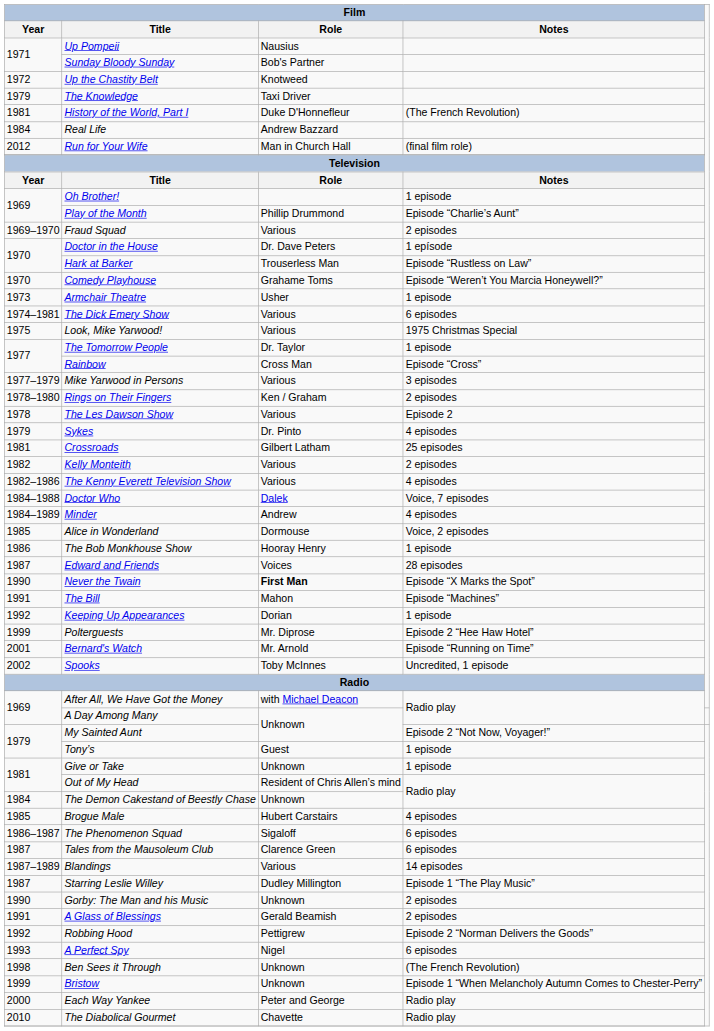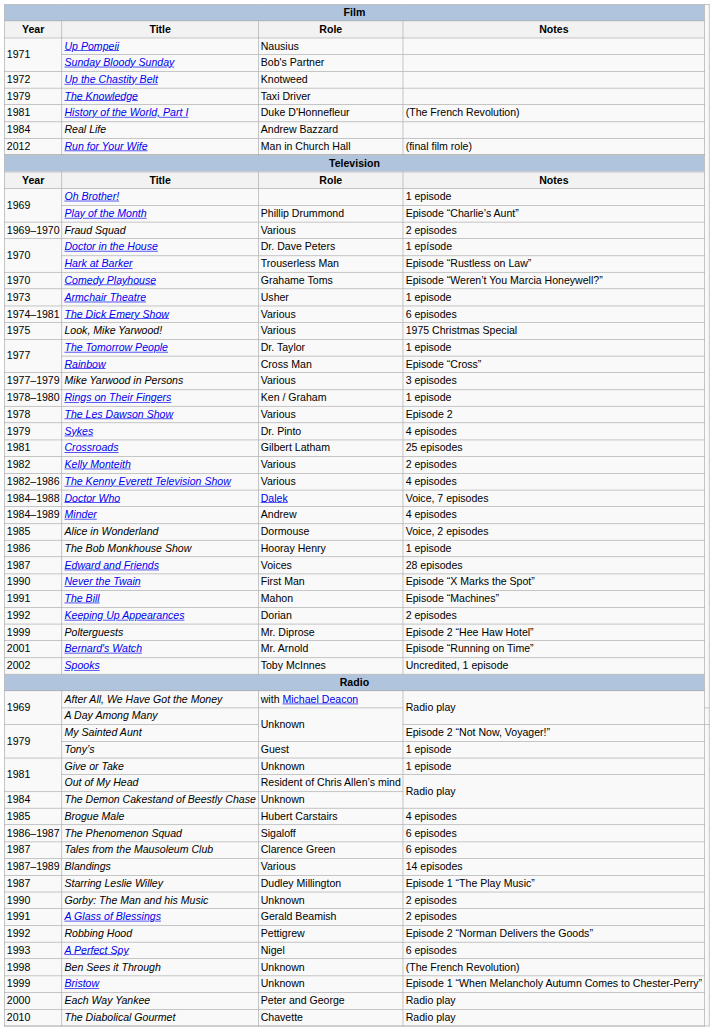(431, 398) 2 episodes -> (429, 398) 1 episode
(284, 582) bold -> (283, 582) normal
(429, 615) 1 episode -> (431, 615) 2 episodes
